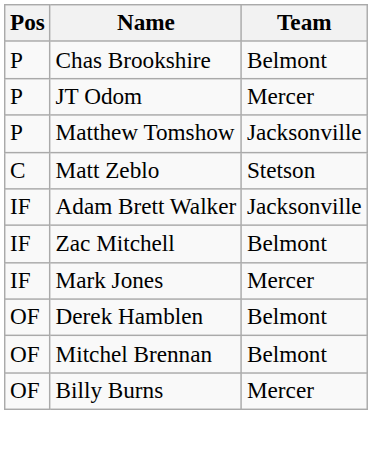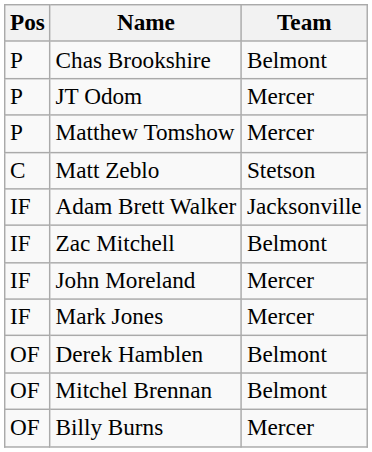(304, 133) Jacksonville -> (280, 133) Mercer
+ row: (125, 280)
